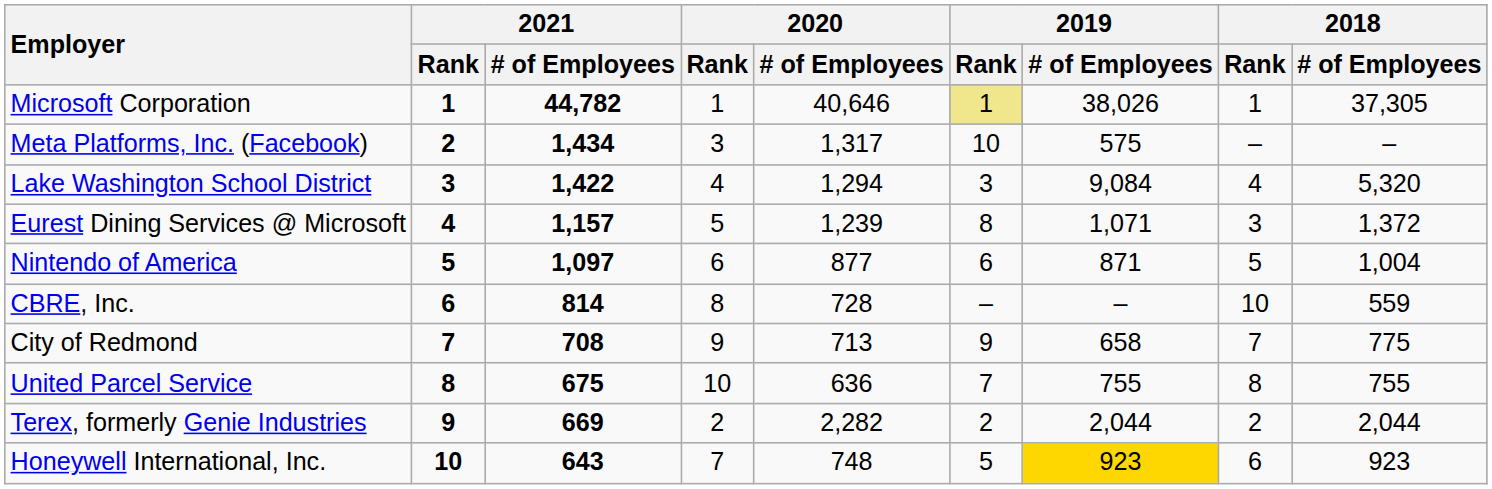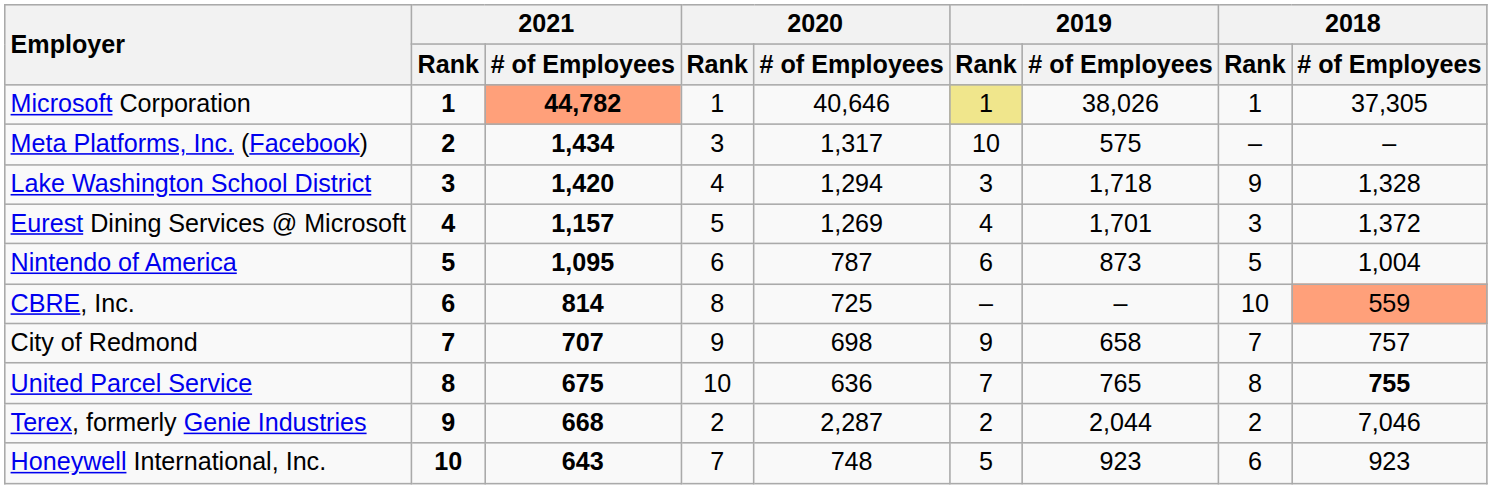(583, 104) no background -> (583, 104) lightsalmon background
(583, 183) 1,422 -> (583, 183) 1,420
(1120, 183) 9,084 -> (1120, 183) 1,718
(1255, 183) 4 -> (1255, 183) 9
(1389, 183) 5,320 -> (1389, 183) 1,328
(852, 223) 1,239 -> (852, 223) 1,269
(986, 223) 8 -> (986, 223) 4
(1120, 223) 1,071 -> (1120, 223) 1,701
(583, 263) 1,097 -> (583, 263) 1,095
(852, 263) 877 -> (852, 263) 787
(1120, 263) 871 -> (1120, 263) 873
(852, 303) 728 -> (852, 303) 725
(1389, 303) no background -> (1389, 303) lightsalmon background
(583, 343) 708 -> (583, 343) 707
(852, 343) 713 -> (852, 343) 698
(1389, 343) 775 -> (1389, 343) 757
(1120, 382) 755 -> (1120, 382) 765
(1389, 382) normal -> (1389, 382) bold
(583, 422) 669 -> (583, 422) 668
(852, 422) 2,282 -> (852, 422) 2,287
(1389, 422) 2,044 -> (1389, 422) 7,046
(1120, 462) gold background -> (1120, 462) no background
